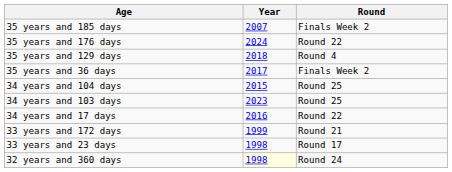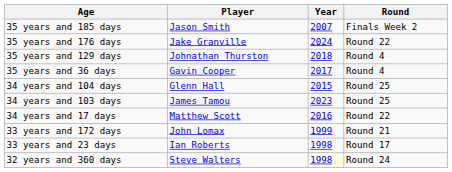+ column: (238, 12)
(334, 71) Finals Week 2 -> (365, 71) Round 4
